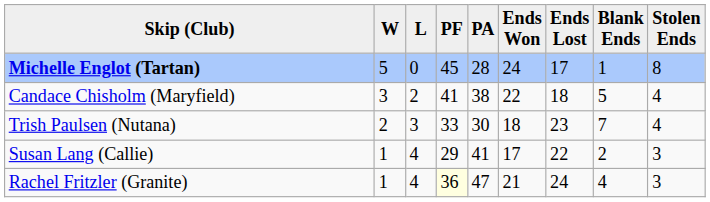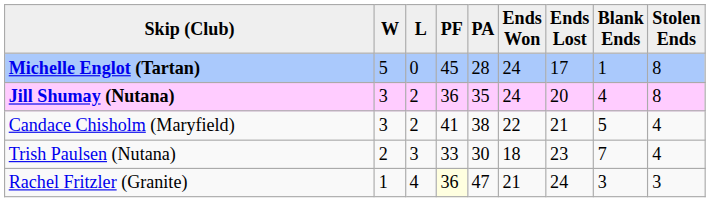+ row: (92, 96)
(559, 96) 18 -> (559, 125) 21
- row: (81, 153)
(602, 182) 4 -> (602, 182) 3
